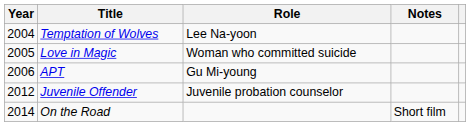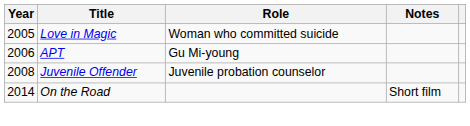- row: (99, 33)
(21, 92) 2012 -> (21, 72) 2008
